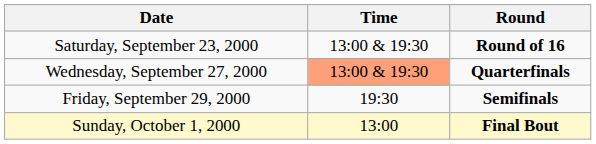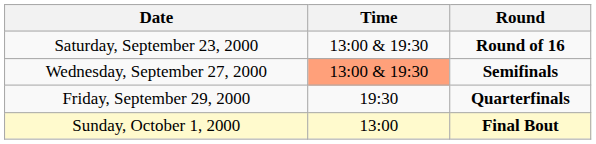(520, 71) Quarterfinals -> (520, 71) Semifinals
(520, 98) Semifinals -> (520, 98) Quarterfinals
